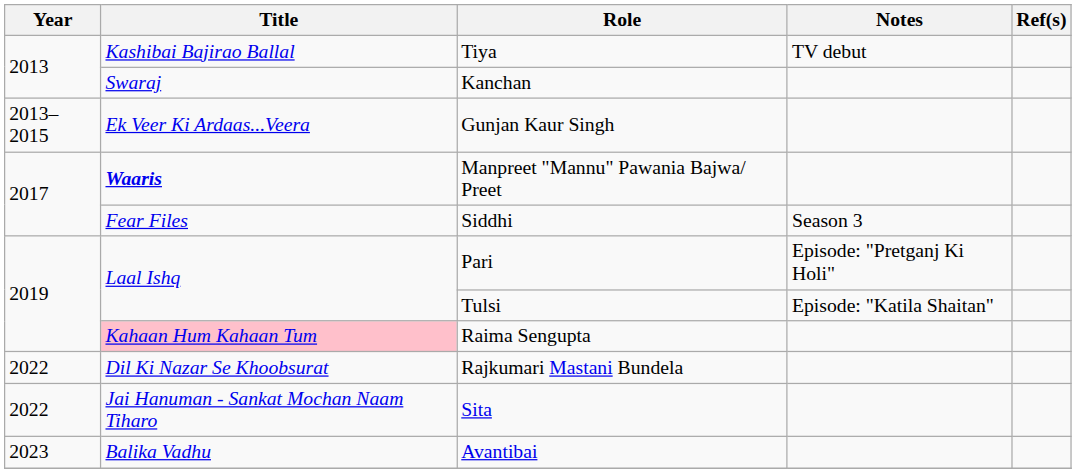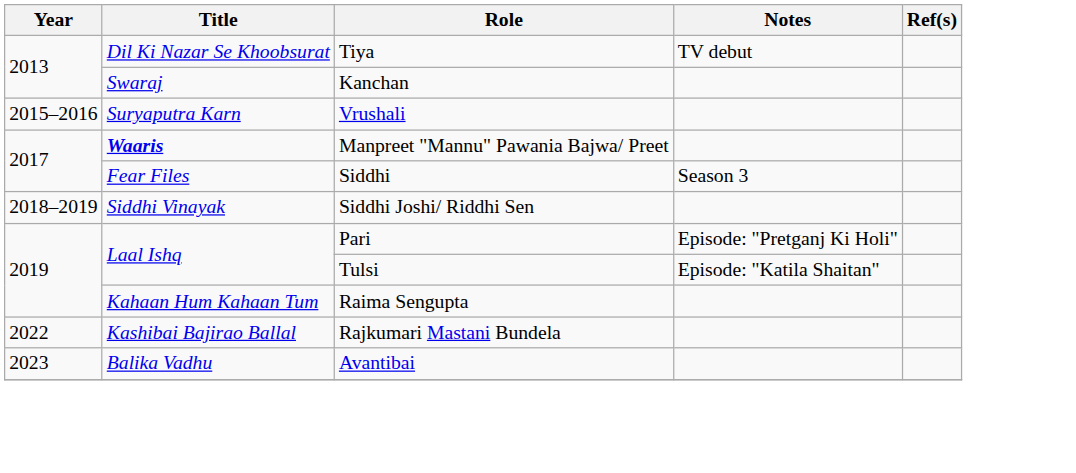(200, 51) Kashibai Bajirao Ballal -> (218, 51) Dil Ki Nazar Se Khoobsurat
- row: (538, 124)
+ row: (372, 113)
+ row: (437, 207)
(211, 336) pink background -> (213, 301) no background
(217, 367) Dil Ki Nazar Se Khoobsurat -> (201, 332) Kashibai Bajirao Ballal
- row: (477, 409)
